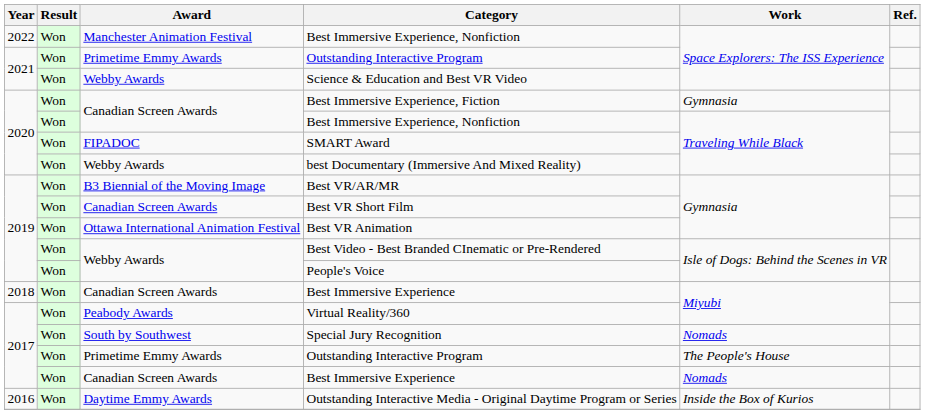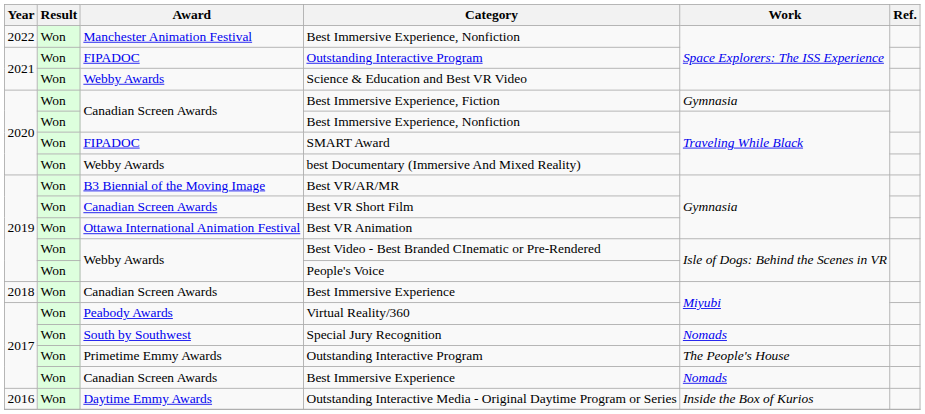(153, 57) Primetime Emmy Awards -> (112, 57) FIPADOC
